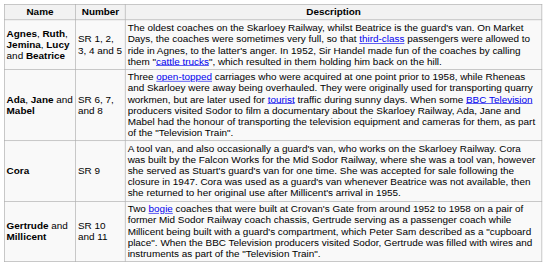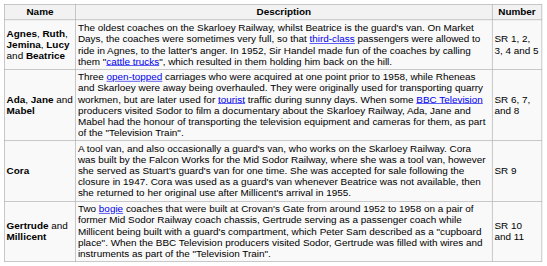columns swapped: (100, 12) <-> (334, 12)
